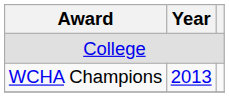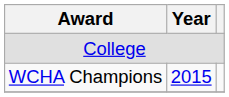(191, 77) 2013 -> (191, 77) 2015
